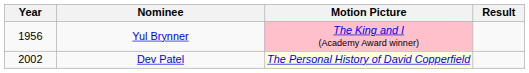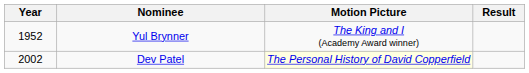(30, 36) 1956 -> (30, 36) 1952
(369, 36) pink background -> (369, 36) no background
